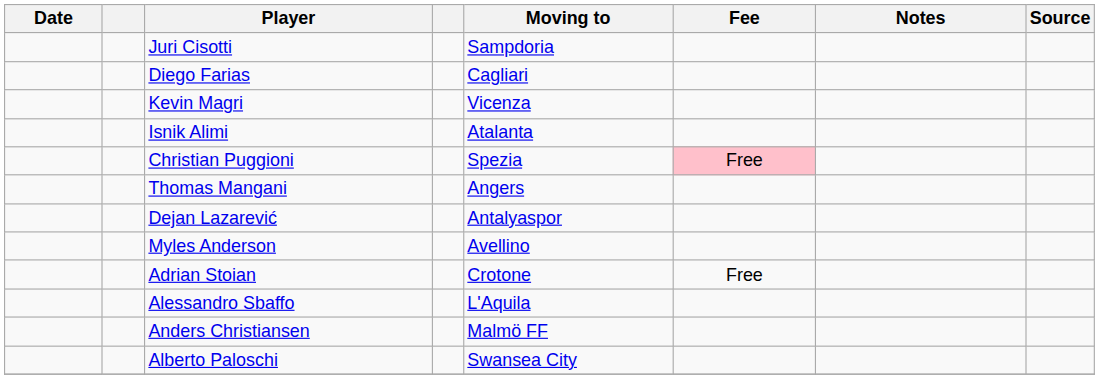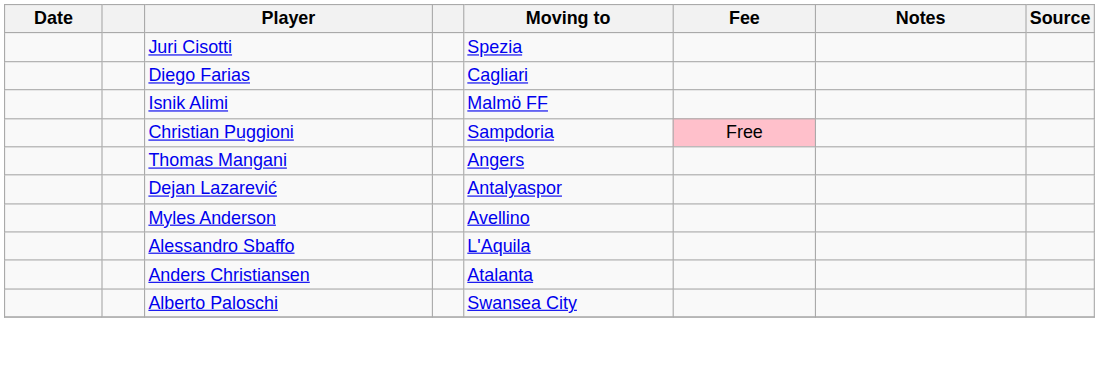(511, 47) Sampdoria -> (495, 47) Spezia
- row: (196, 103)
(500, 132) Atalanta -> (508, 103) Malmö FF
(495, 160) Spezia -> (511, 132) Sampdoria
- row: (202, 274)
(508, 331) Malmö FF -> (500, 274) Atalanta
